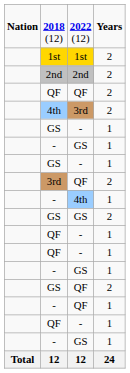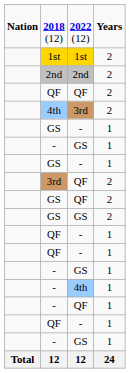rows swapped: (54, 199) <-> (54, 288)
